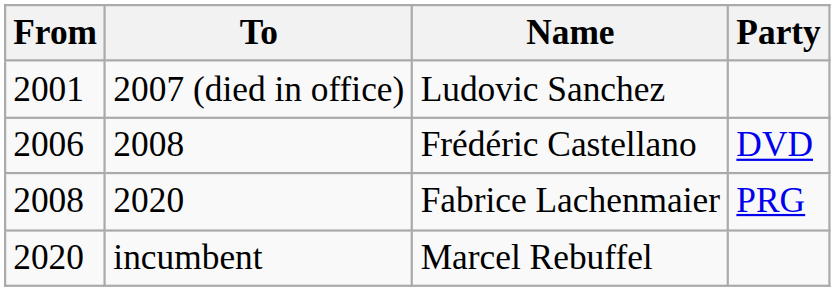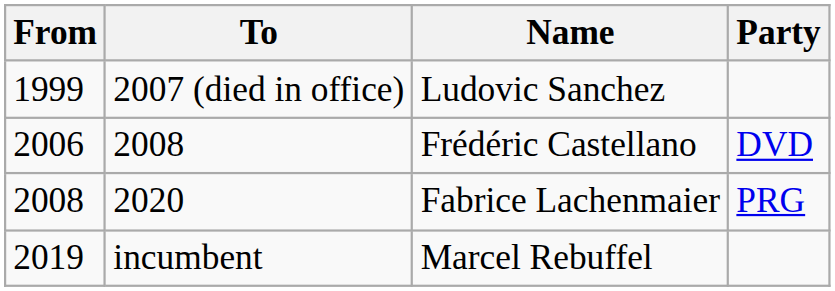(49, 88) 2001 -> (49, 88) 1999
(49, 256) 2020 -> (49, 256) 2019
